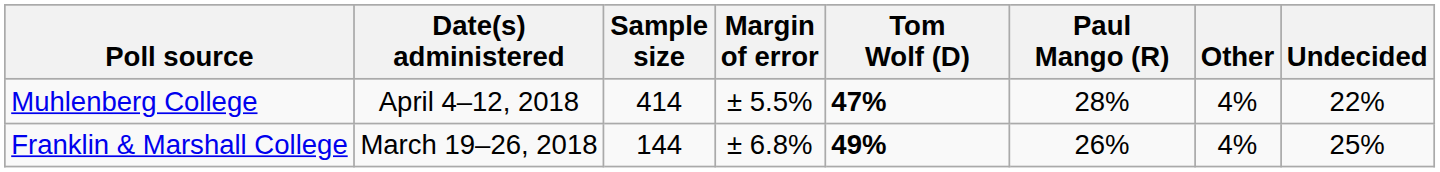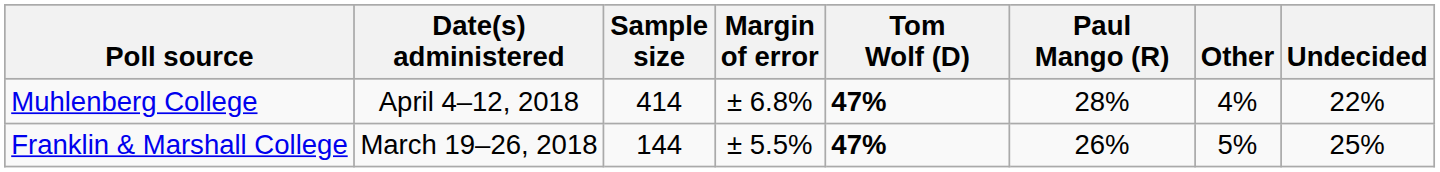(770, 100) ± 5.5% -> (770, 100) ± 6.8%
(770, 144) ± 6.8% -> (770, 144) ± 5.5%
(859, 144) 49% -> (859, 144) 47%
(1237, 144) 4% -> (1237, 144) 5%
